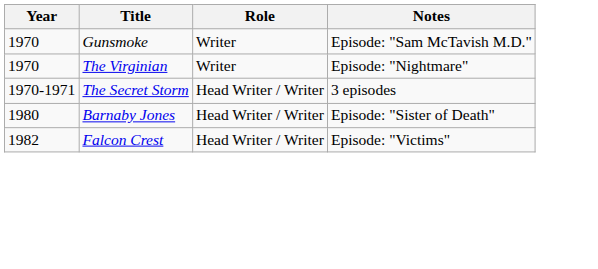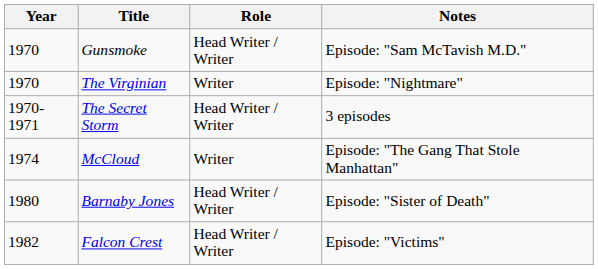(216, 41) Writer -> (236, 50) Head Writer / Writer
+ row: (110, 158)
